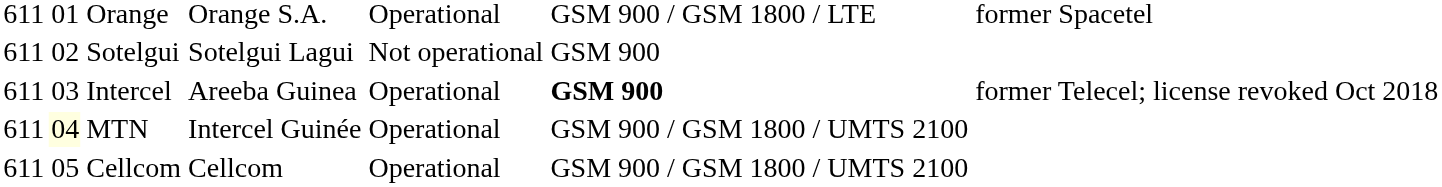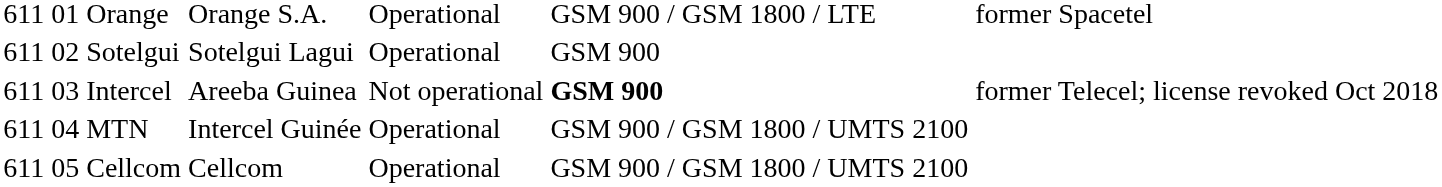(456, 52) Not operational -> (435, 52) Operational
(435, 90) Operational -> (456, 90) Not operational
(65, 129) lightyellow background -> (65, 129) no background
